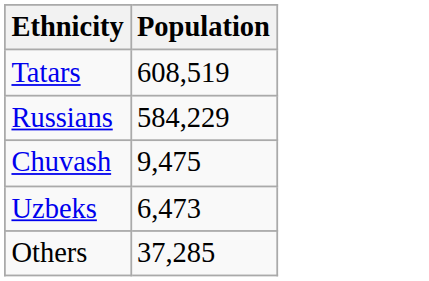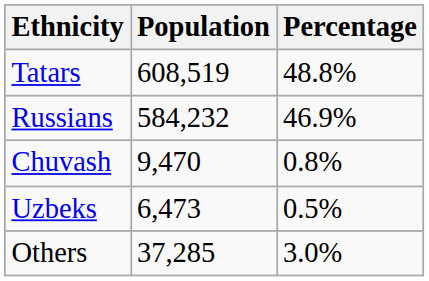+ column: (350, 27)
(183, 117) 584,229 -> (183, 117) 584,232
(169, 162) 9,475 -> (169, 162) 9,470
